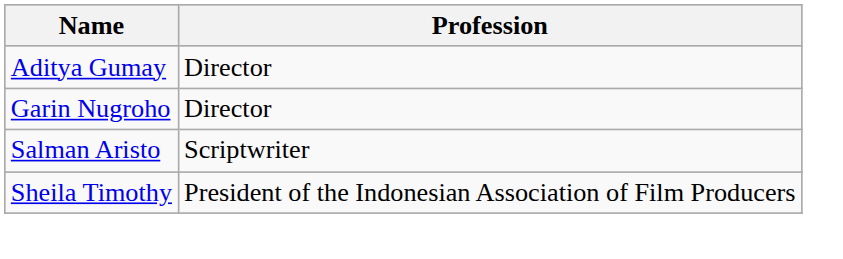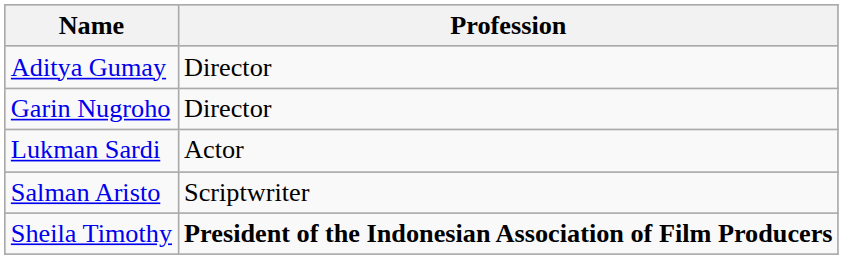+ row: (86, 150)
(490, 191) normal -> (508, 233) bold
